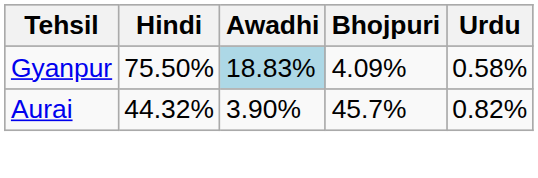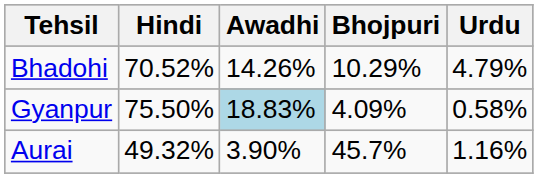+ row: (59, 67)
(169, 109) 44.32% -> (169, 151) 49.32%
(490, 109) 0.82% -> (490, 151) 1.16%
